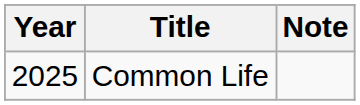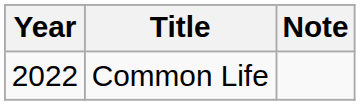(45, 75) 2025 -> (45, 75) 2022
